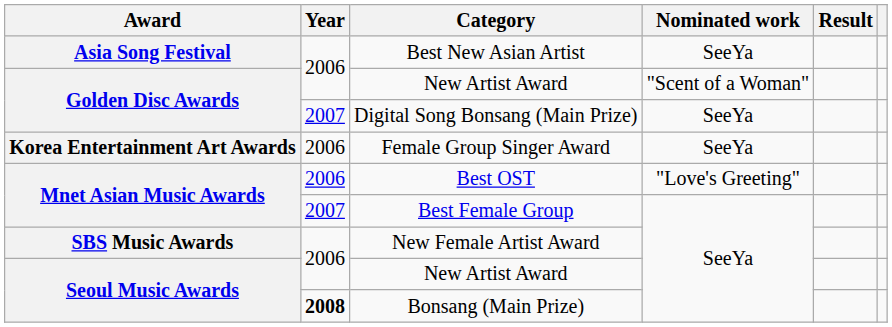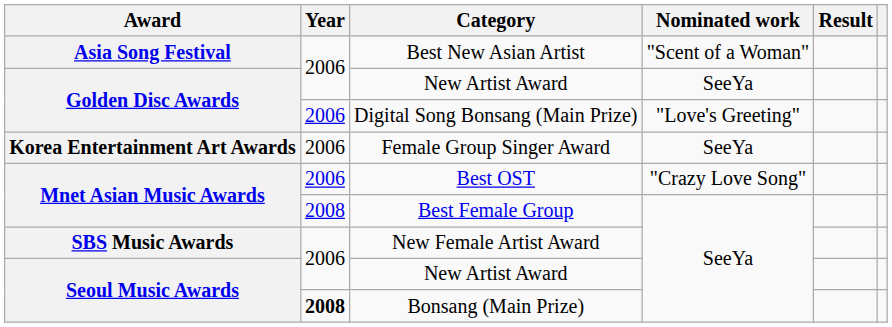(728, 52) SeeYa -> (728, 52) "Scent of a Woman"
(728, 83) "Scent of a Woman" -> (728, 83) SeeYa
(325, 115) 2007 -> (325, 115) 2006
(728, 115) SeeYa -> (728, 115) "Love's Greeting"
(728, 178) "Love's Greeting" -> (728, 178) "Crazy Love Song"
(325, 210) 2007 -> (325, 210) 2008
